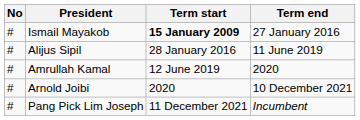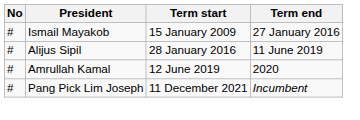(194, 32) bold -> (192, 32) normal
- row: (59, 87)
